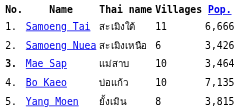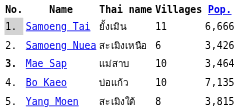(11, 26) no background -> (11, 26) lightgrey background
(117, 26) สะเมิงใต้ -> (113, 26) ยั้งเมิน
(113, 101) ยั้งเมิน -> (117, 101) สะเมิงใต้
